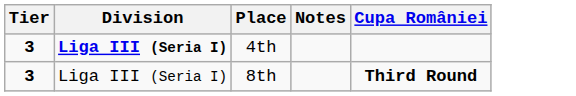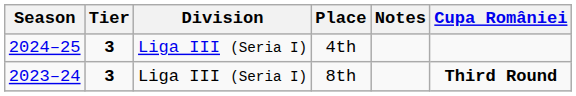+ column: (45, 19)
(143, 47) bold -> (223, 47) normal
